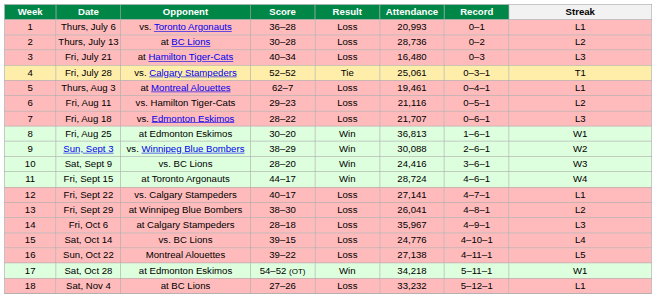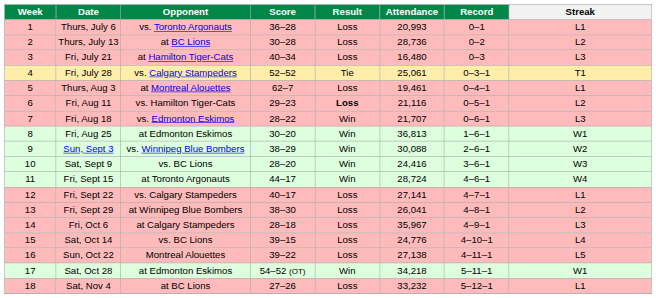(347, 103) normal -> (347, 103) bold
(347, 118) Loss -> (347, 118) Win
